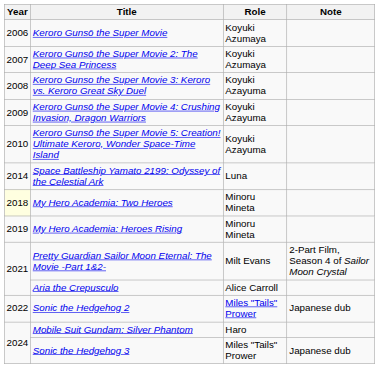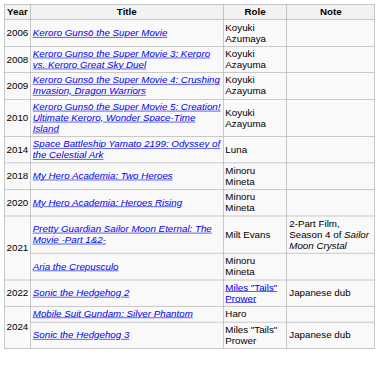- row: (115, 59)
(17, 202) lightyellow background -> (17, 176) no background
(17, 229) 2019 -> (17, 202) 2020
(252, 287) Alice Carroll -> (240, 266) Minoru Mineta
